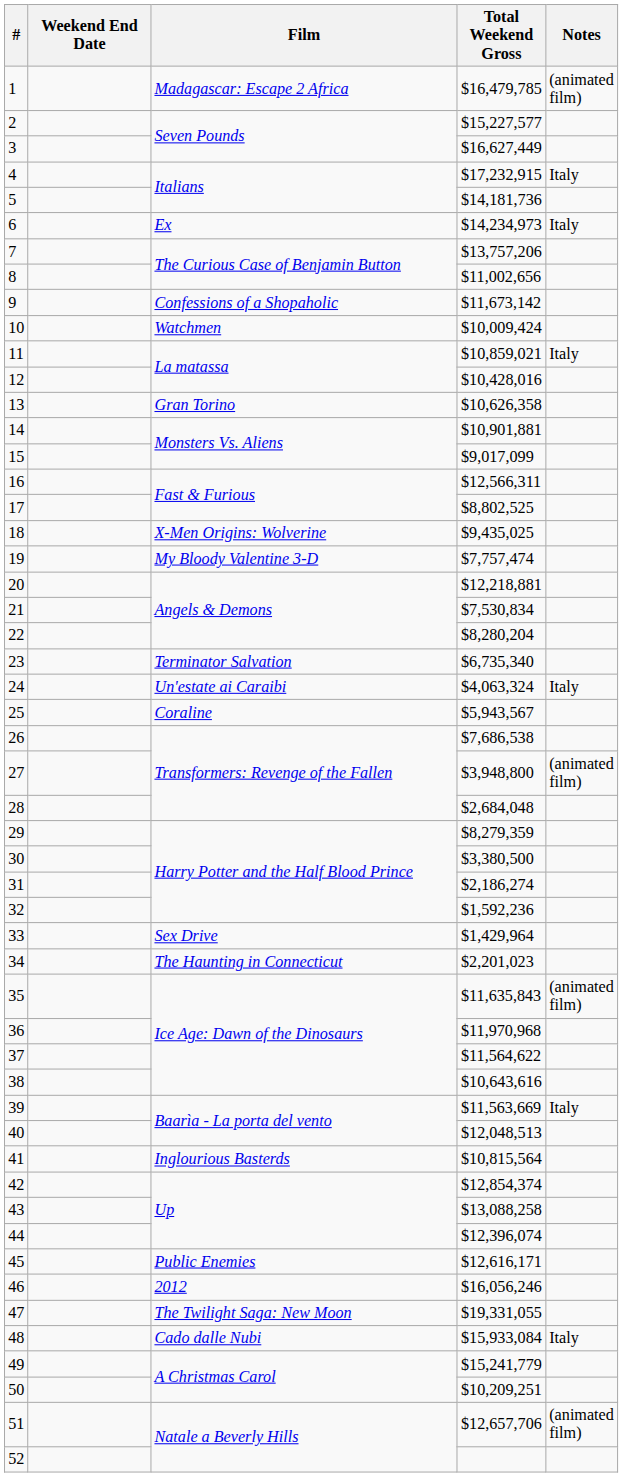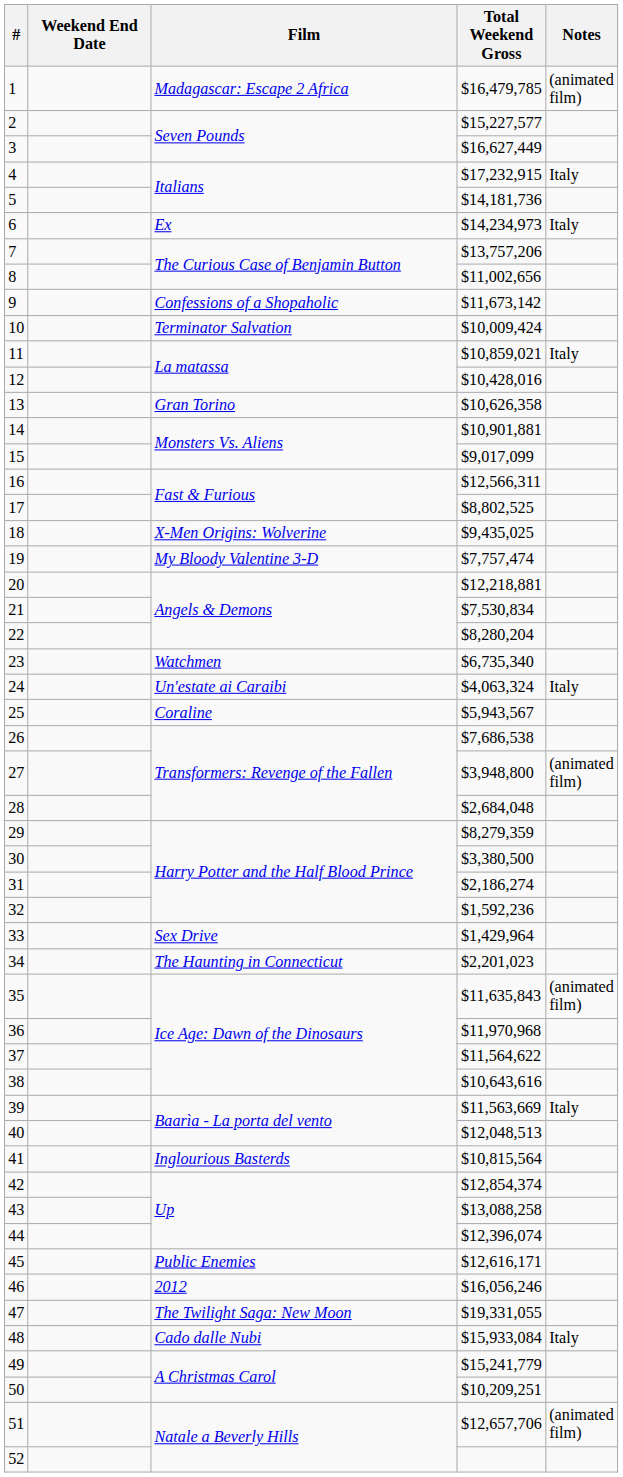(188, 328) Watchmen -> (223, 328) Terminator Salvation
(223, 661) Terminator Salvation -> (188, 661) Watchmen
